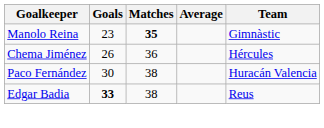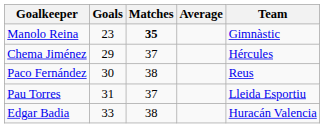(108, 53) 26 -> (108, 53) 29
(151, 53) 36 -> (151, 53) 37
(273, 73) Huracán Valencia -> (241, 73) Reus
+ row: (34, 93)
(108, 93) bold -> (108, 113) normal
(241, 93) Reus -> (273, 113) Huracán Valencia
